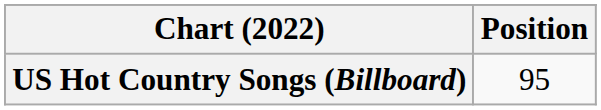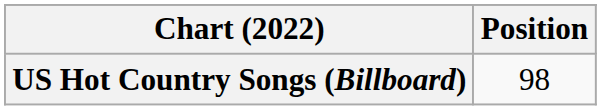(534, 78) 95 -> (534, 78) 98
